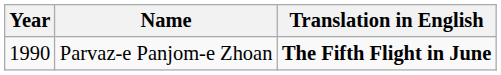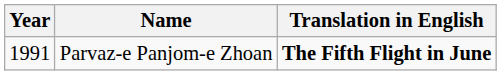(30, 53) 1990 -> (30, 53) 1991
